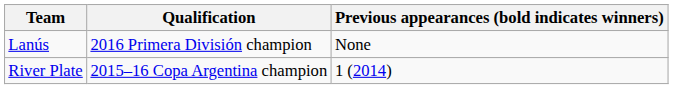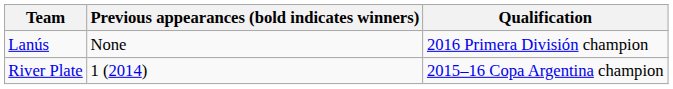columns swapped: (209, 17) <-> (499, 17)
